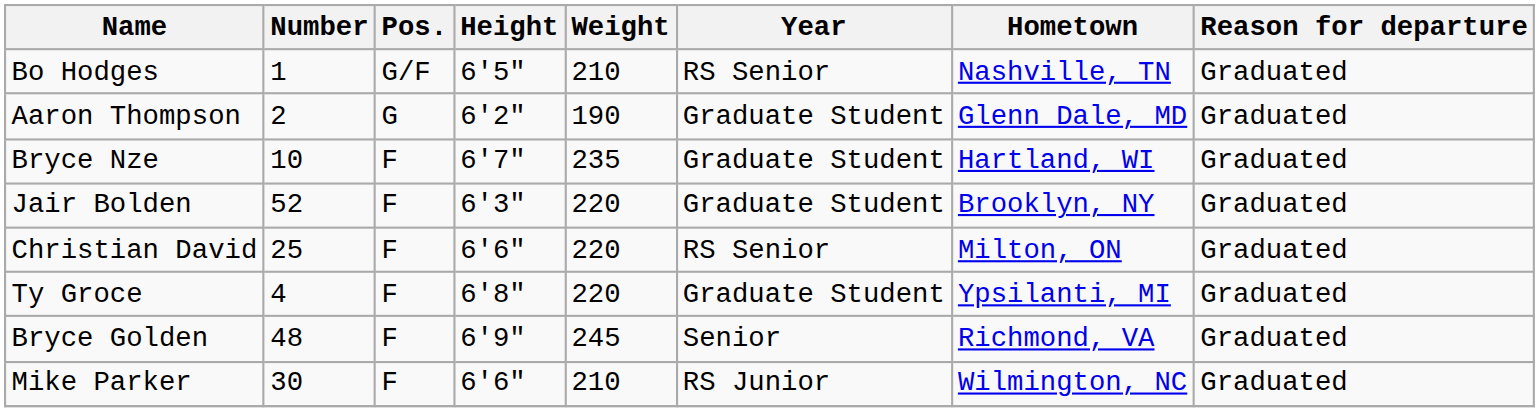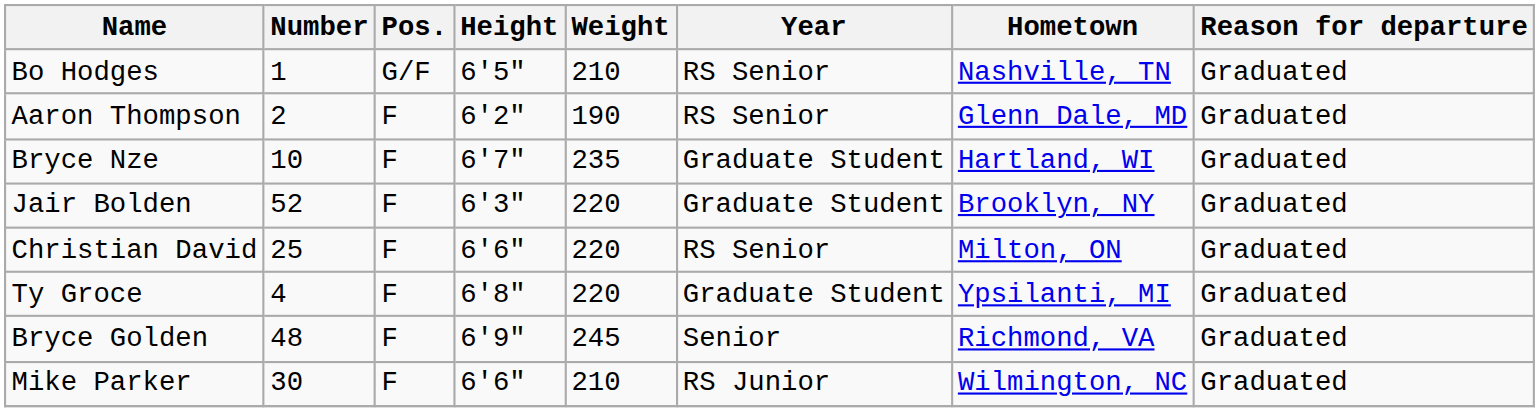(390, 116) G -> (390, 116) F
(814, 116) Graduate Student -> (756, 116) RS Senior
